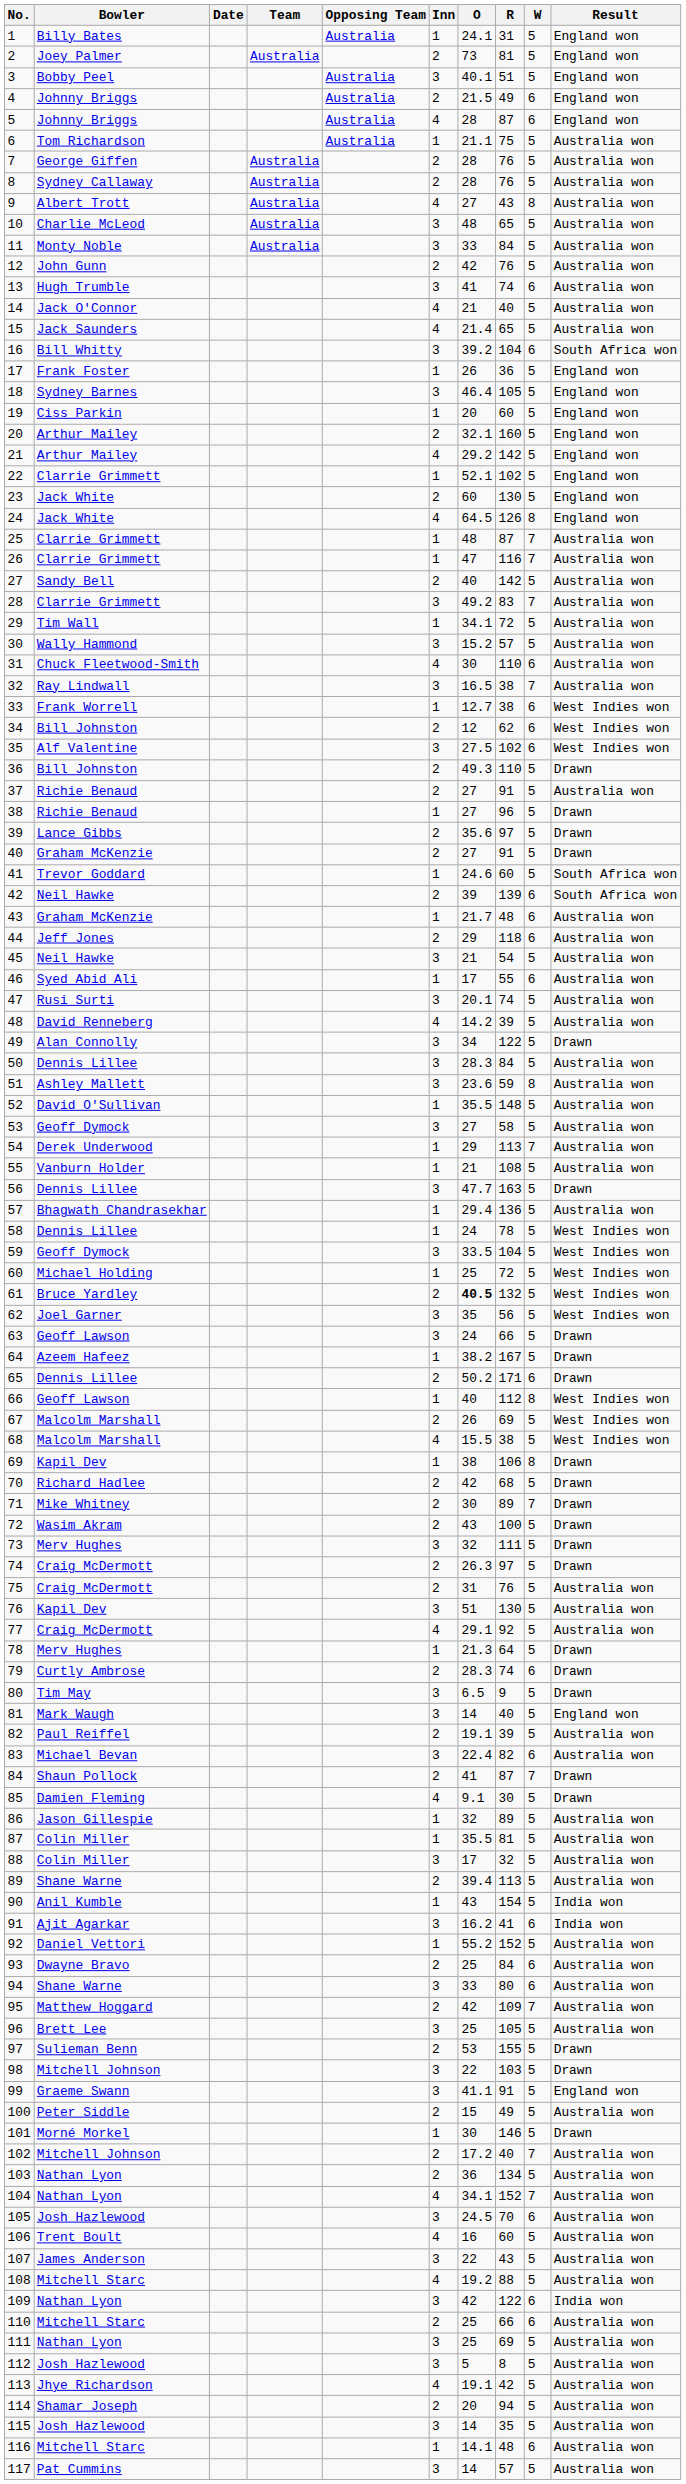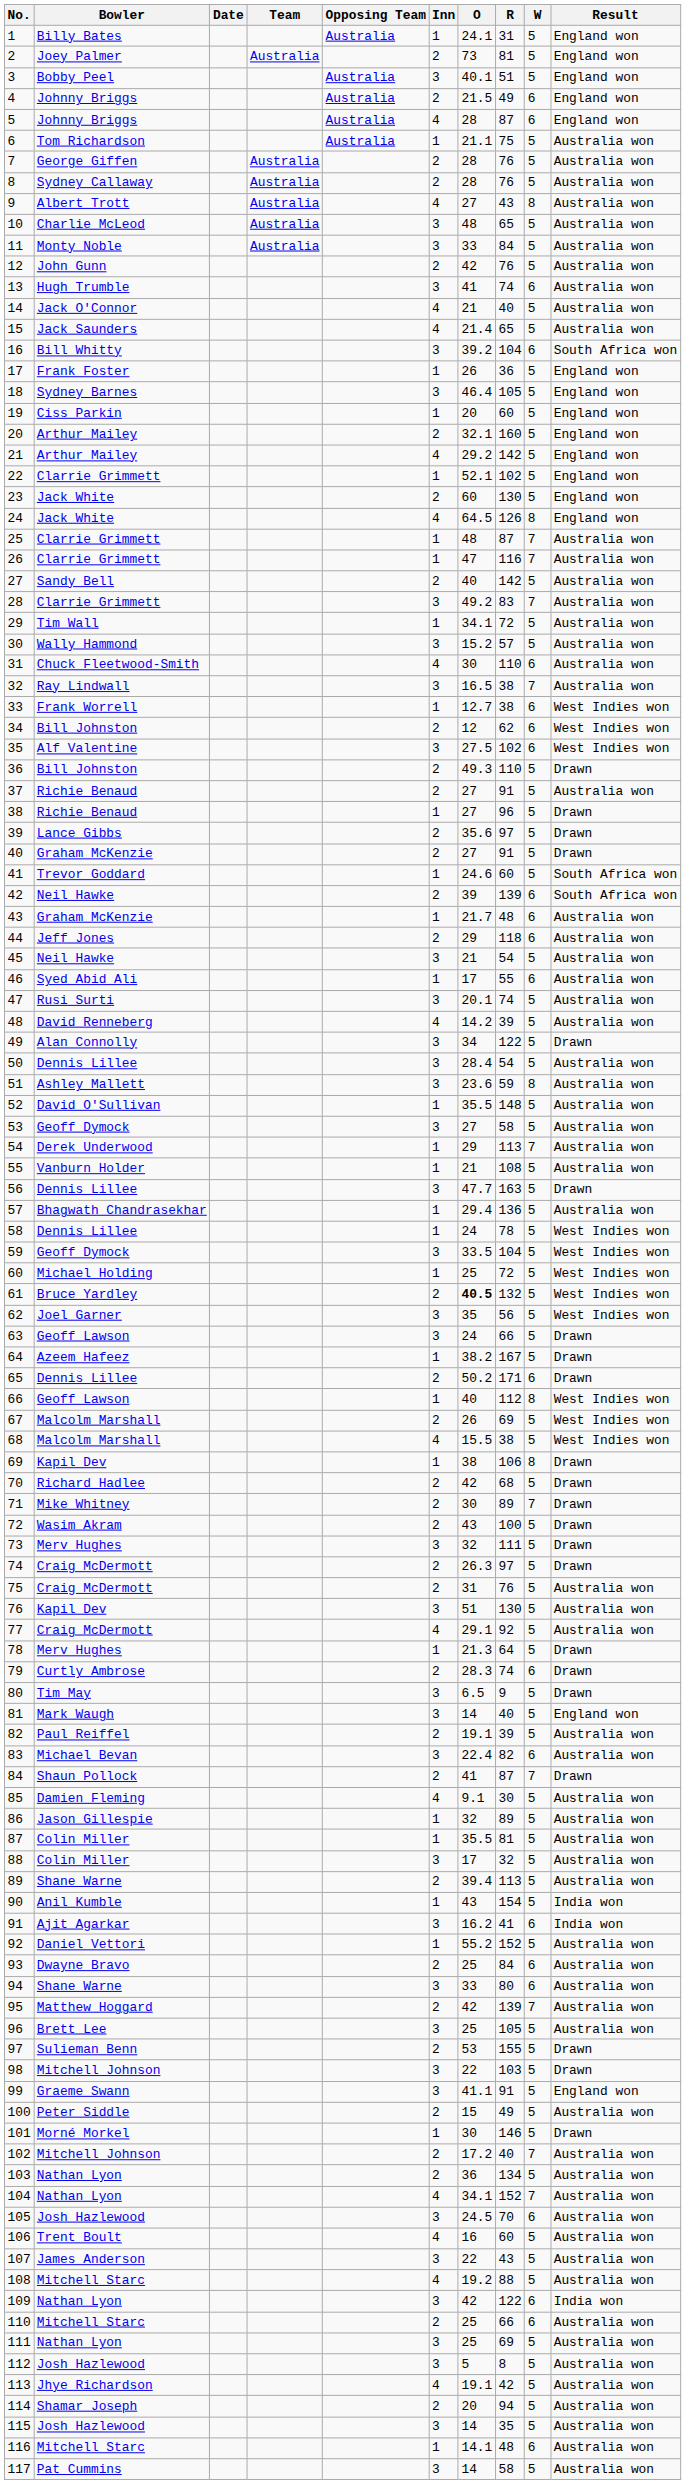(477, 1064) 28.3 -> (477, 1064) 28.4
(506, 1064) 84 -> (506, 1064) 54
(573, 1798) Drawn -> (604, 1798) Australia won
(510, 2008) 109 -> (510, 2008) 139
(506, 2469) 57 -> (506, 2469) 58
